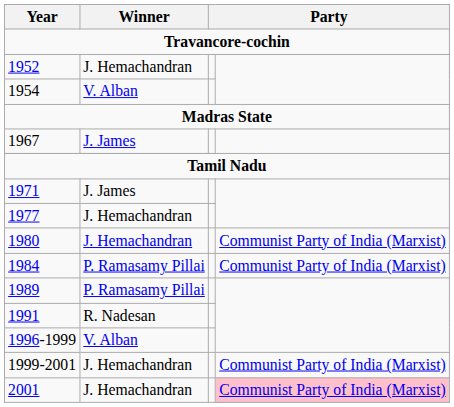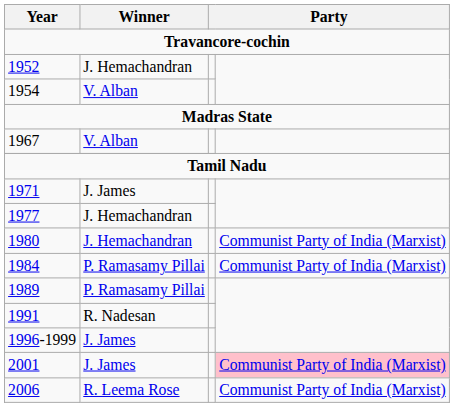(109, 141) J. James -> (111, 141) V. Alban
(111, 340) V. Alban -> (109, 340) J. James
- row: (42, 365)
(138, 389) J. Hemachandran -> (109, 365) J. James
+ row: (24, 389)
